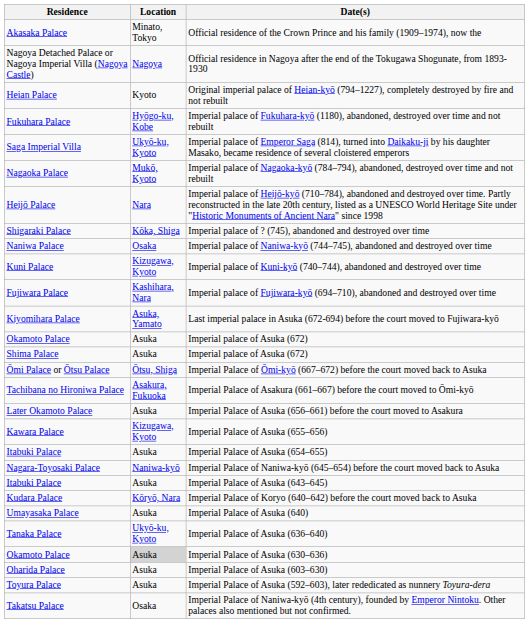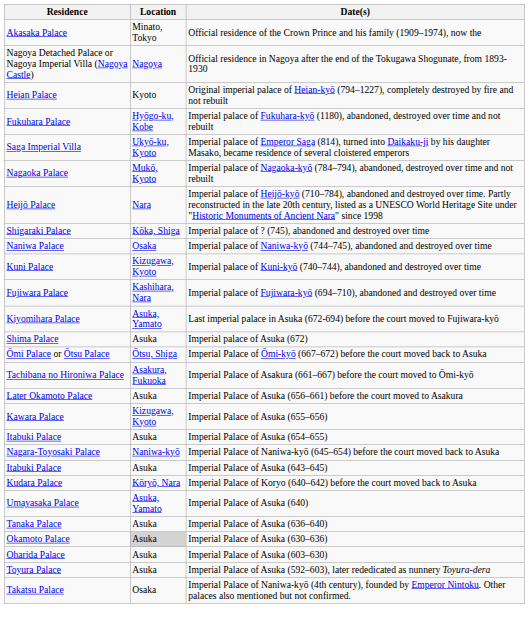- row: (38, 339)
(145, 513) Asuka -> (147, 503) Asuka, Yamato
(151, 534) Ukyō-ku, Kyoto -> (145, 524) Asuka
